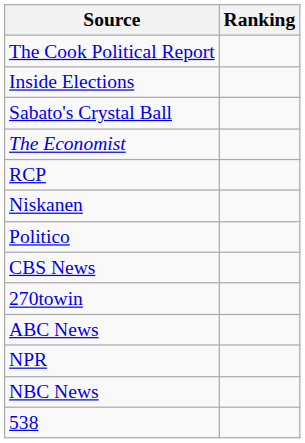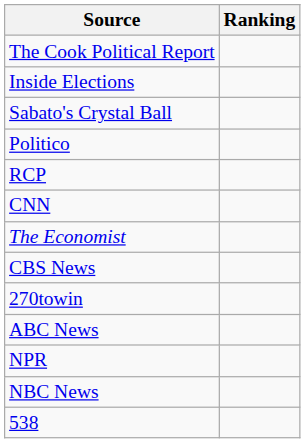rows swapped: (39, 236) <-> (67, 143)
- row: (46, 205)
+ row: (30, 205)
